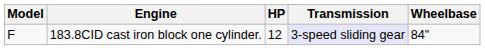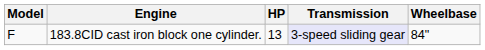(275, 34) 12 -> (275, 34) 13
